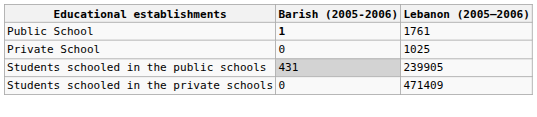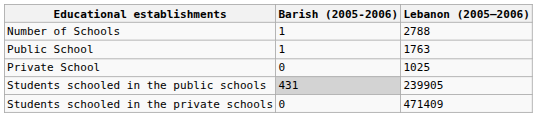+ row: (64, 31)
(282, 31) bold -> (282, 49) normal
(417, 31) 1761 -> (417, 49) 1763
